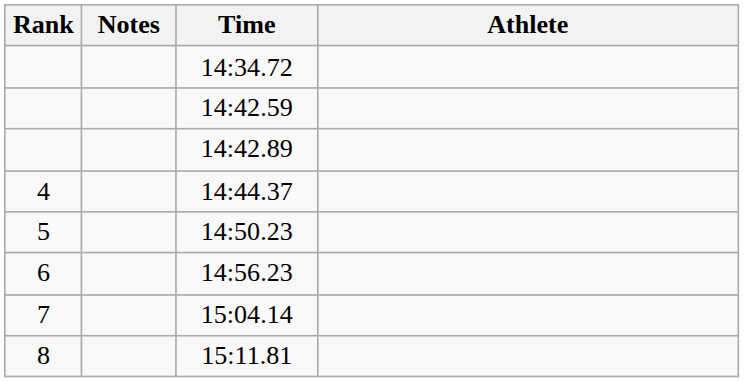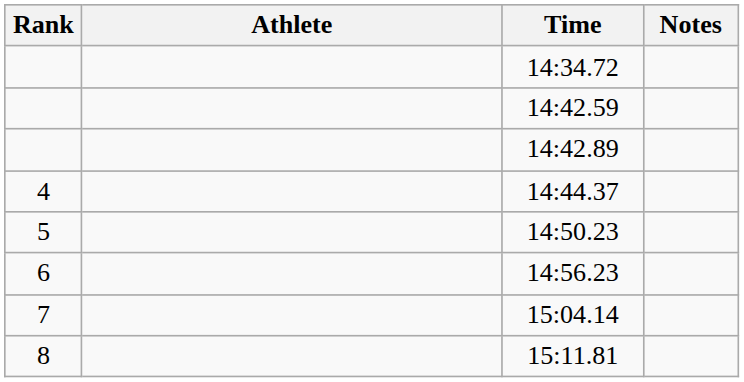columns swapped: (528, 25) <-> (129, 25)
